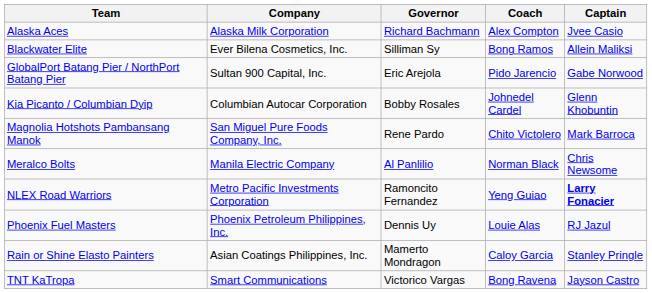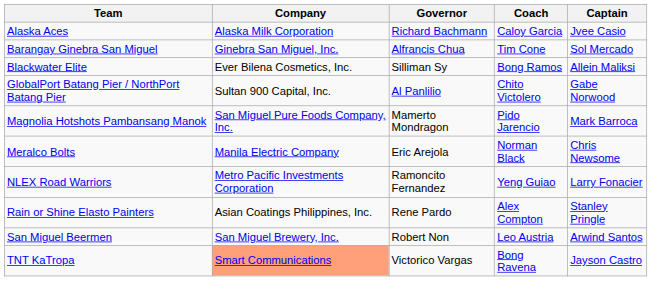(523, 31) Alex Compton -> (530, 31) Caloy Garcia
+ row: (82, 49)
(412, 73) Eric Arejola -> (416, 91) Al Panlilio
(522, 73) Pido Jarencio -> (519, 91) Chito Victolero
- row: (80, 104)
(414, 134) Rene Pardo -> (420, 121) Mamerto Mondragon
(525, 134) Chito Victolero -> (518, 121) Pido Jarencio
(409, 164) Al Panlilio -> (420, 152) Eric Arejola
(591, 195) bold -> (606, 182) normal
- row: (61, 225)
(412, 255) Mamerto Mondragon -> (422, 213) Rene Pardo
(521, 255) Caloy Garcia -> (520, 213) Alex Compton
+ row: (59, 237)
(268, 280) no background -> (273, 261) lightsalmon background
